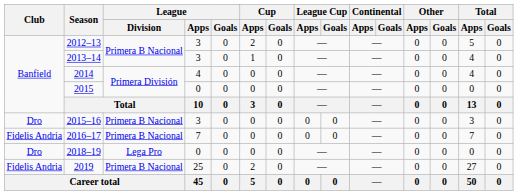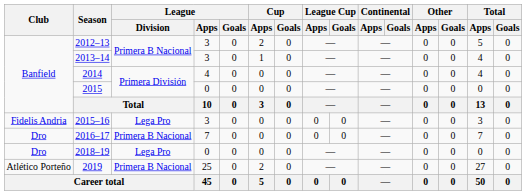(34, 120) Dro -> (39, 120) Fidelis Andria
(144, 120) Primera B Nacional -> (153, 120) Lega Pro
(34, 136) Fidelis Andria -> (39, 136) Dro
(34, 167) Fidelis Andria -> (39, 167) Atlético Porteño
